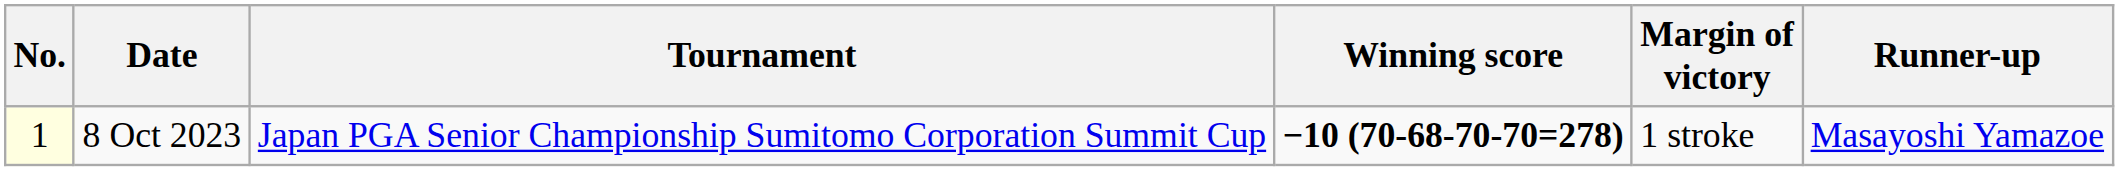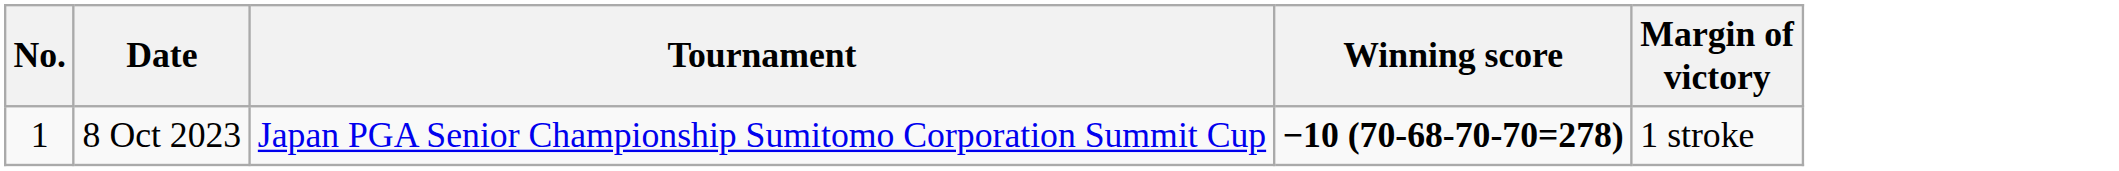- column: (1957, 55)
(40, 135) lightyellow background -> (40, 135) no background
